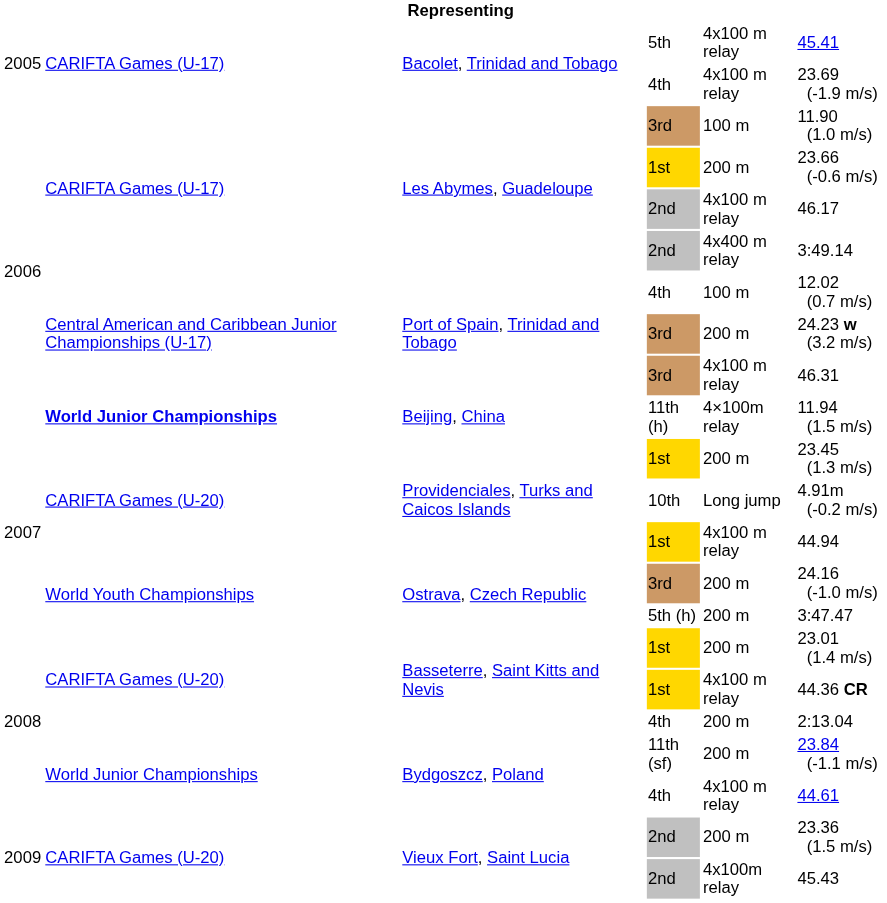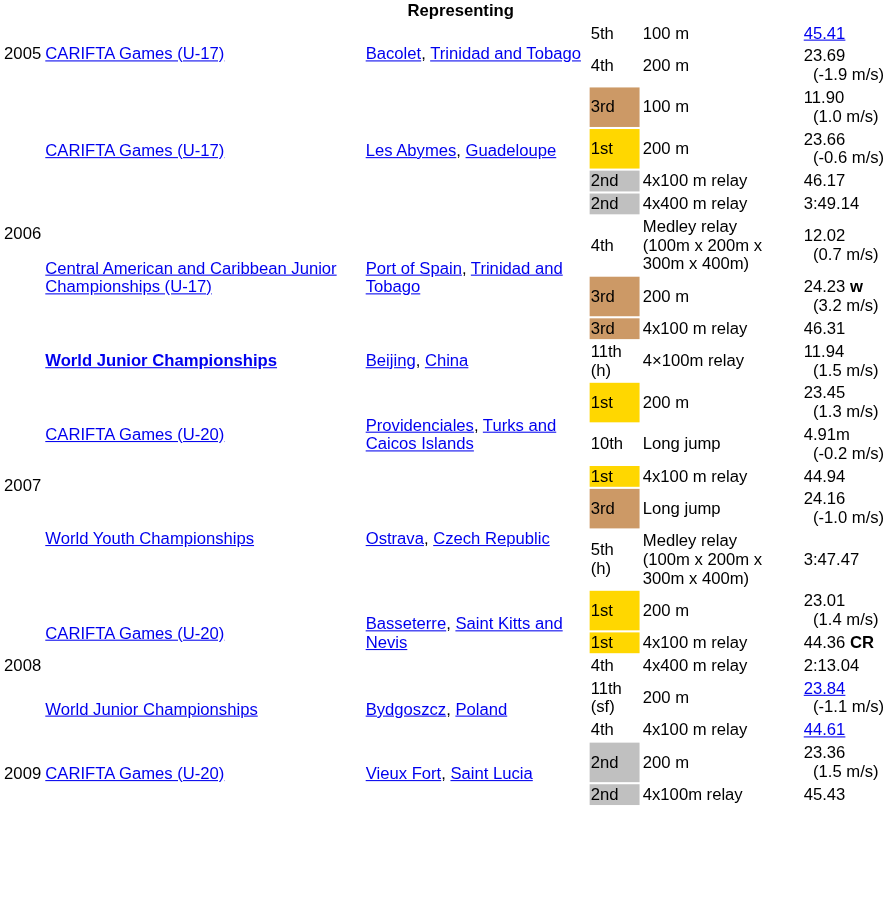(735, 42) 4x100 m relay -> (666, 33) 100 m
(735, 84) 4x100 m relay -> (666, 65) 200 m
(726, 292) 100 m -> (702, 245) Medley relay (100m x 200m x 300m x 400m)
(726, 583) 200 m -> (682, 508) Long jump
(726, 615) 200 m -> (702, 559) Medley relay (100m x 200m x 300m x 400m)
(726, 721) 200 m -> (695, 665) 4x400 m relay
